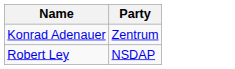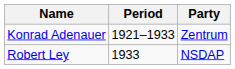+ column: (143, 14)
